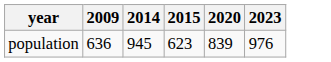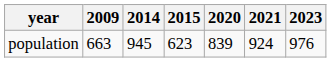+ column: (265, 17)
(99, 43) 636 -> (99, 43) 663
